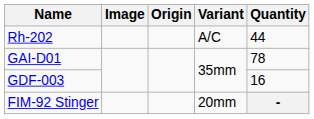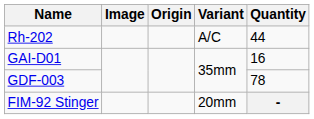(258, 59) 78 -> (258, 59) 16
(258, 80) 16 -> (258, 80) 78
